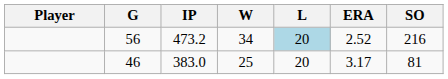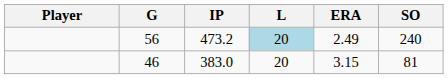- column: (246, 16)
(358, 39) 2.52 -> (346, 39) 2.49
(415, 39) 216 -> (411, 39) 240
(358, 62) 3.17 -> (346, 62) 3.15
